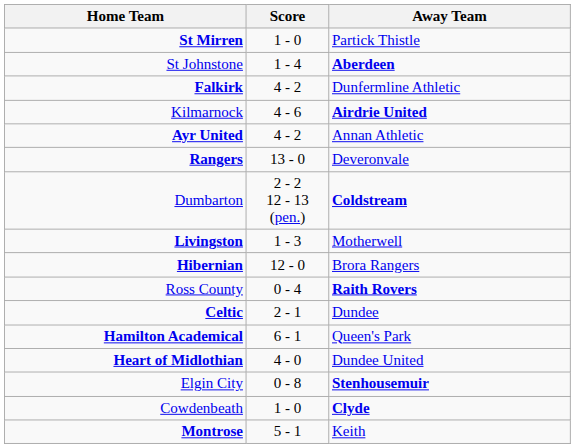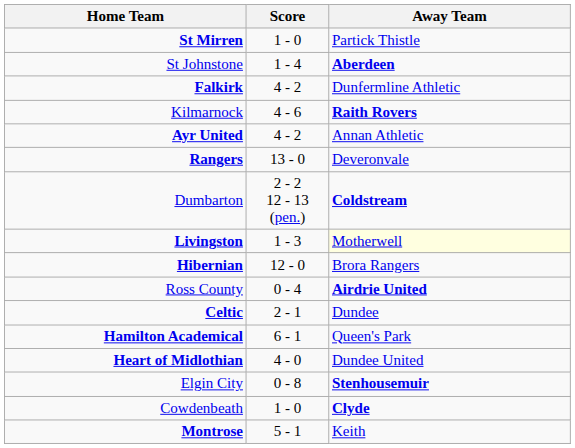(379, 111) Airdrie United -> (374, 111) Raith Rovers
(367, 241) no background -> (367, 241) lightyellow background
(374, 288) Raith Rovers -> (379, 288) Airdrie United
